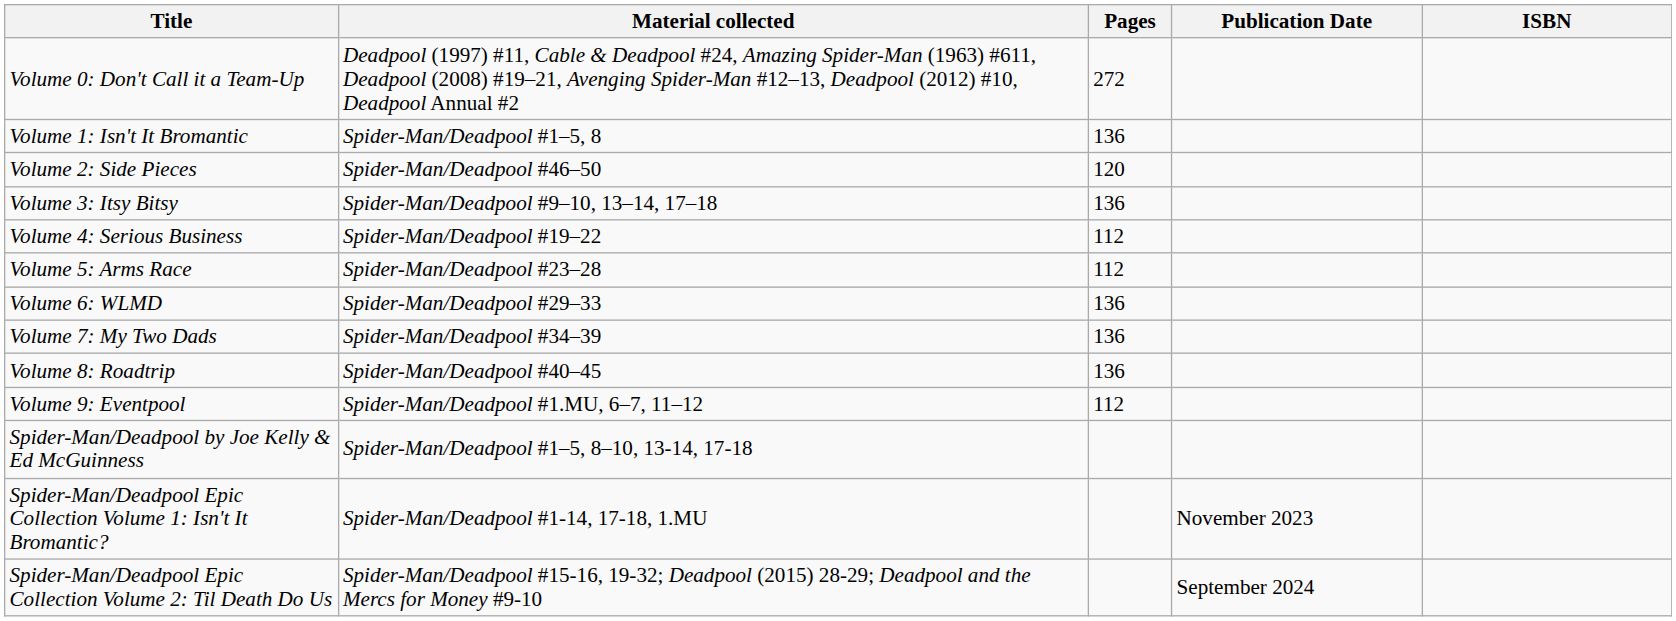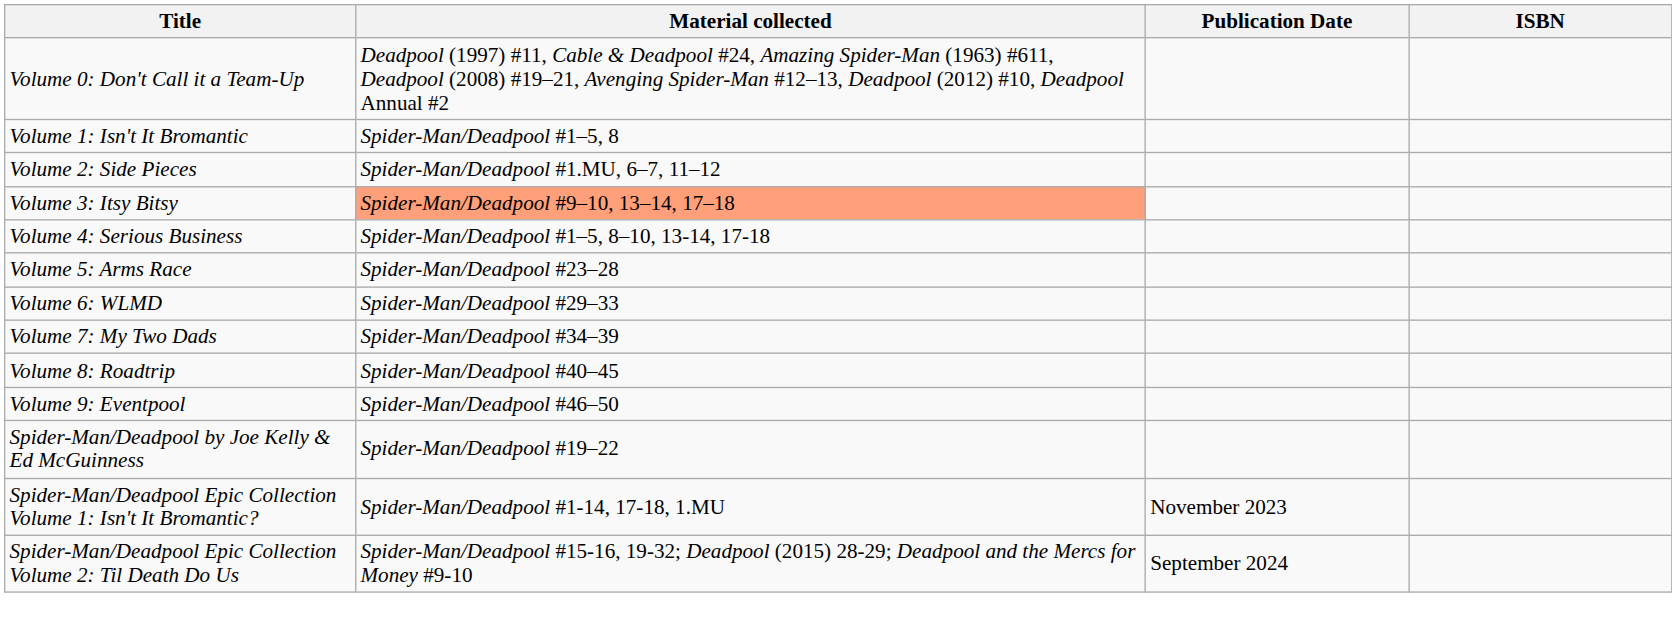- column: (1130, 21)
(472, 169) Spider-Man/Deadpool #46–50 -> (541, 169) Spider-Man/Deadpool #1.MU, 6–7, 11–12
(530, 202) no background -> (548, 202) lightsalmon background
(472, 236) Spider-Man/Deadpool #19–22 -> (565, 236) Spider-Man/Deadpool #1–5, 8–10, 13-14, 17-18
(523, 403) Spider-Man/Deadpool #1.MU, 6–7, 11–12 -> (490, 403) Spider-Man/Deadpool #46–50
(548, 449) Spider-Man/Deadpool #1–5, 8–10, 13-14, 17-18 -> (490, 449) Spider-Man/Deadpool #19–22
